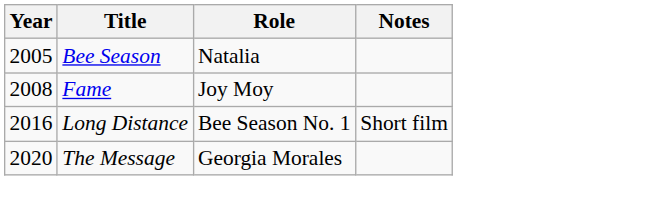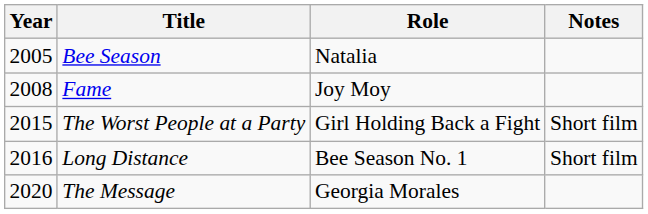+ row: (184, 123)
